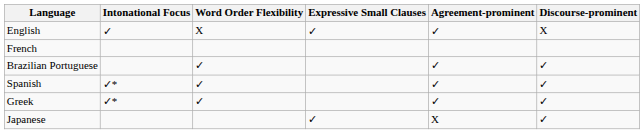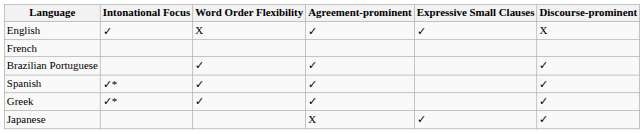columns swapped: (367, 13) <-> (483, 13)
